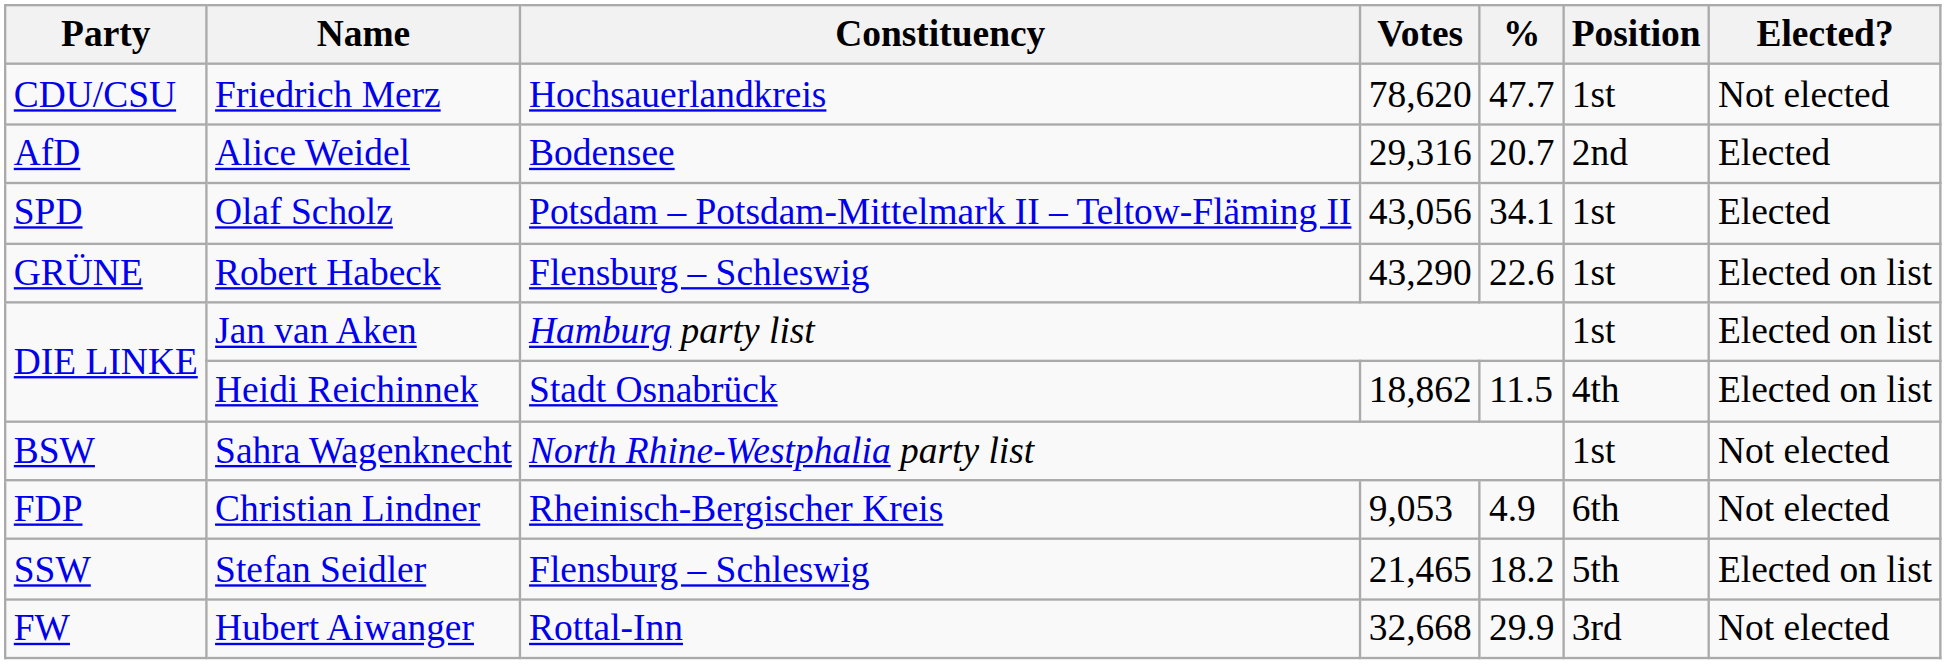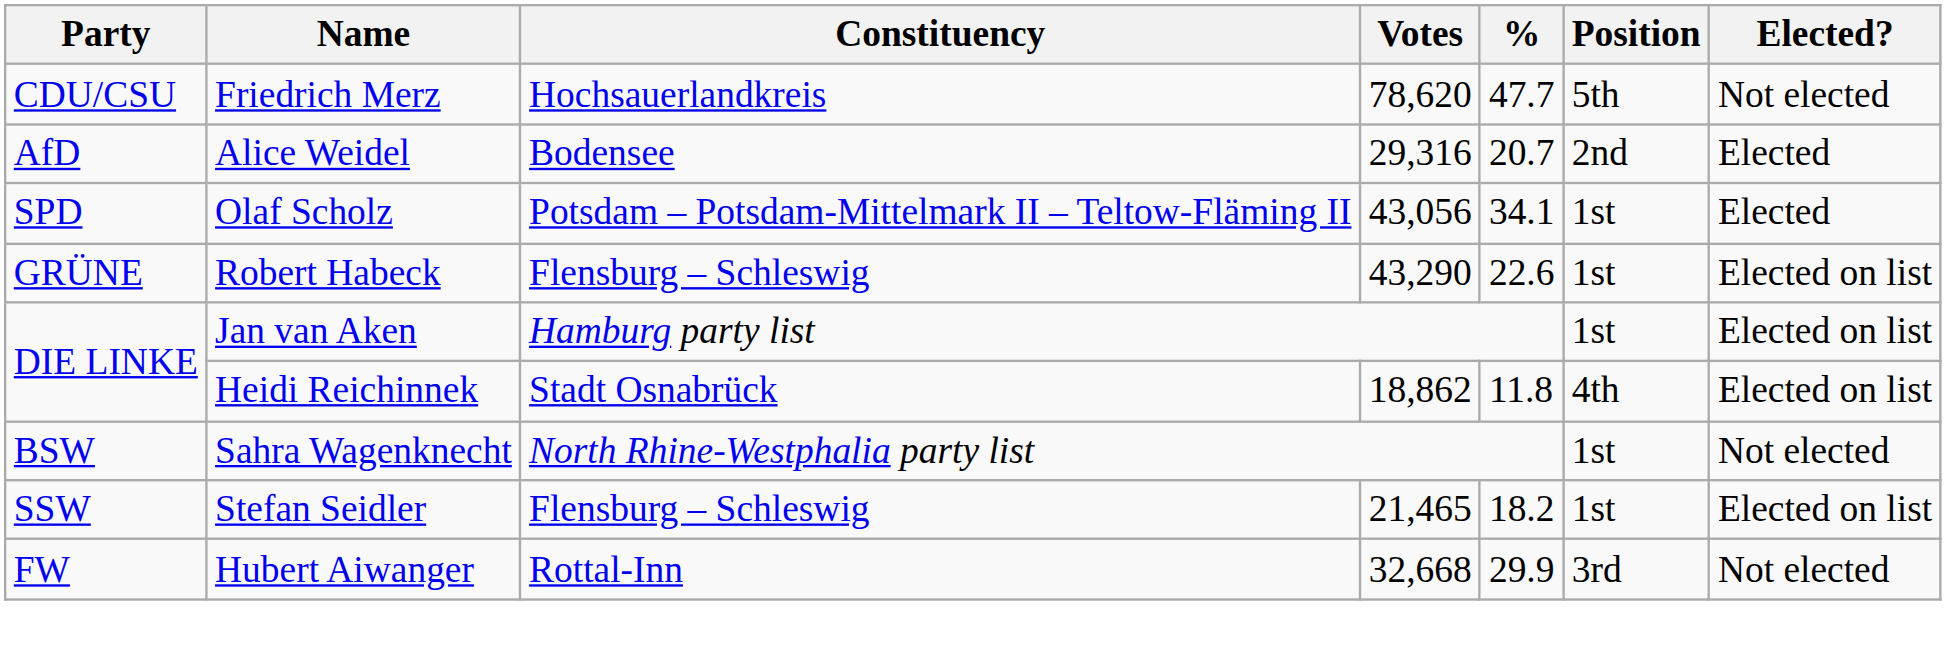(1594, 93) 1st -> (1596, 93) 5th
(1521, 390) 11.5 -> (1521, 390) 11.8
- row: (348, 509)
(1596, 568) 5th -> (1594, 509) 1st
